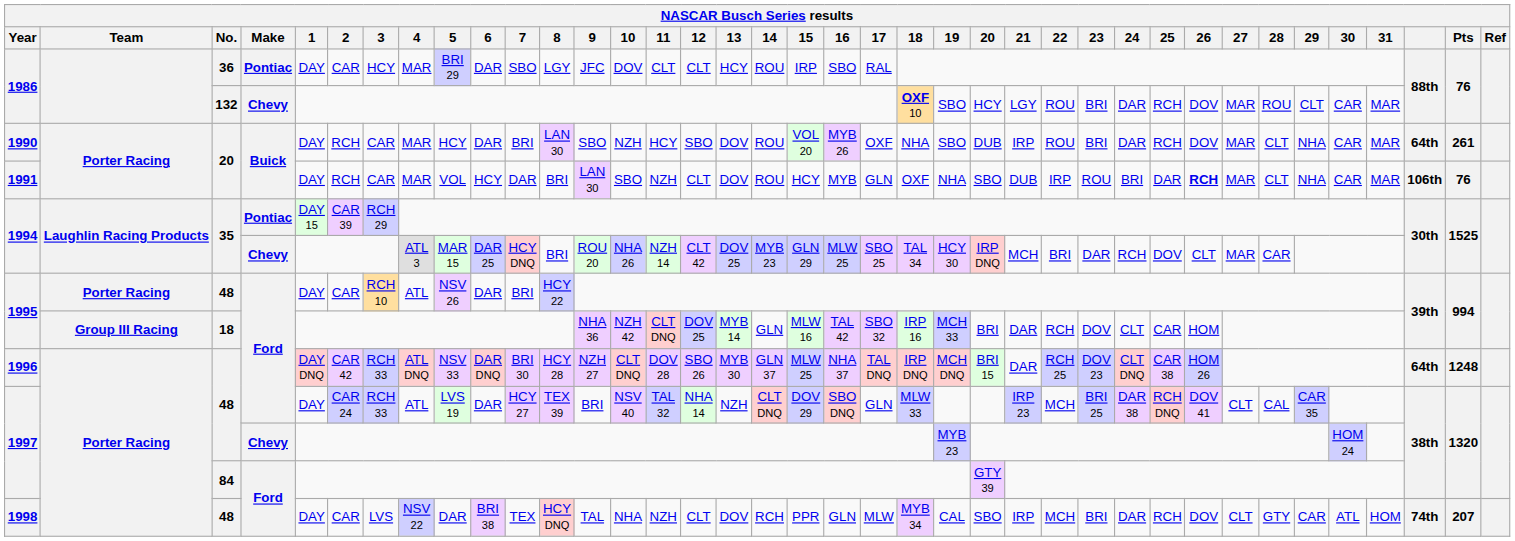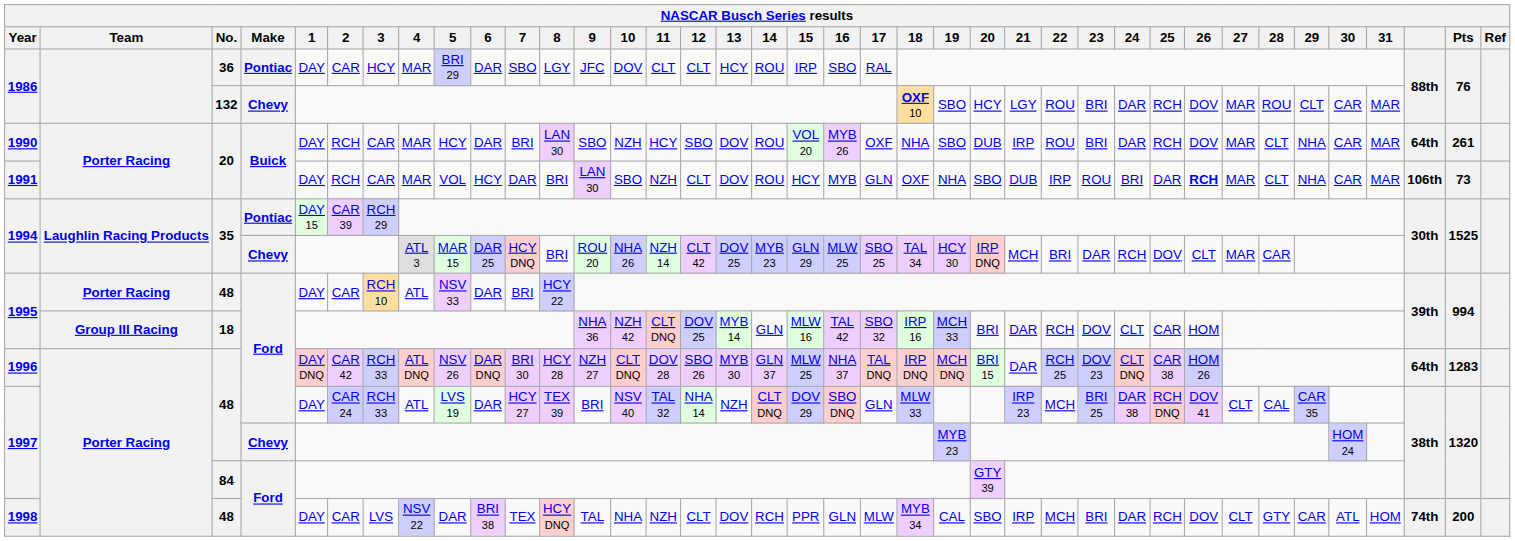(1463, 180) 76 -> (1463, 180) 73
(453, 292) NSV 26 -> (453, 292) NSV 33
(453, 367) NSV 33 -> (453, 367) NSV 26
(1463, 367) 1248 -> (1463, 367) 1283
(1463, 517) 207 -> (1463, 517) 200
